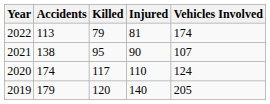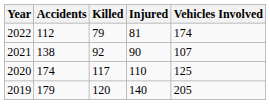(45, 33) 113 -> (45, 33) 112
(98, 52) 95 -> (98, 52) 92
(183, 71) 124 -> (183, 71) 125
